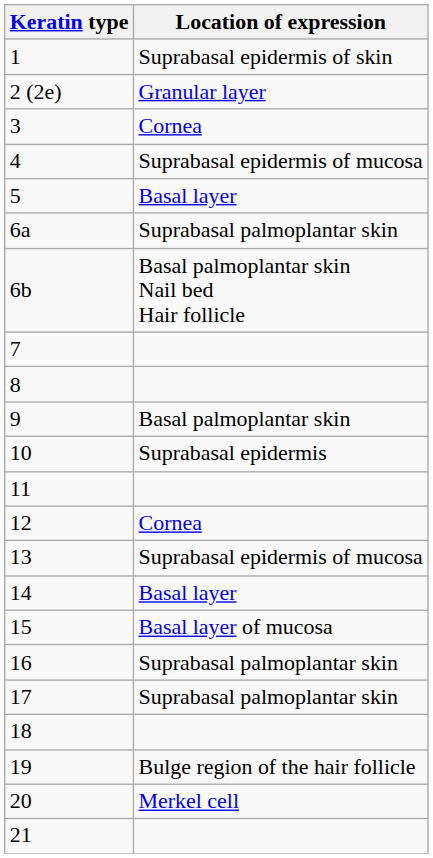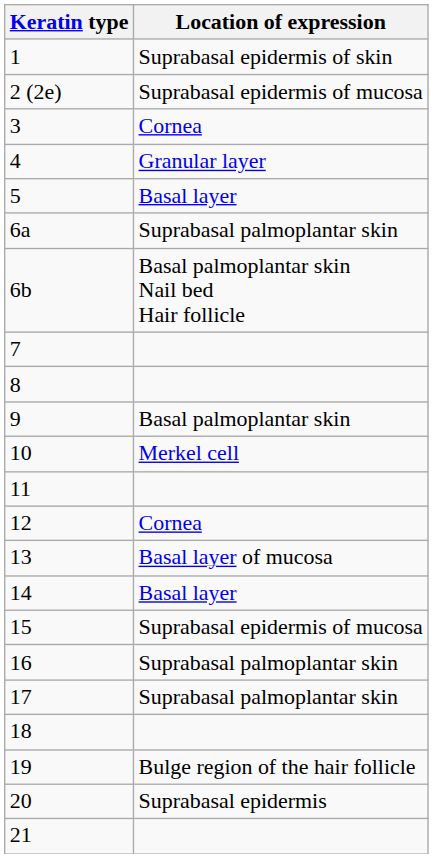(202, 91) Granular layer -> (281, 91) Suprabasal epidermis of mucosa
(281, 160) Suprabasal epidermis of mucosa -> (202, 160) Granular layer
(233, 453) Suprabasal epidermis -> (189, 453) Merkel cell
(281, 557) Suprabasal epidermis of mucosa -> (236, 557) Basal layer of mucosa
(236, 627) Basal layer of mucosa -> (281, 627) Suprabasal epidermis of mucosa
(189, 801) Merkel cell -> (233, 801) Suprabasal epidermis
